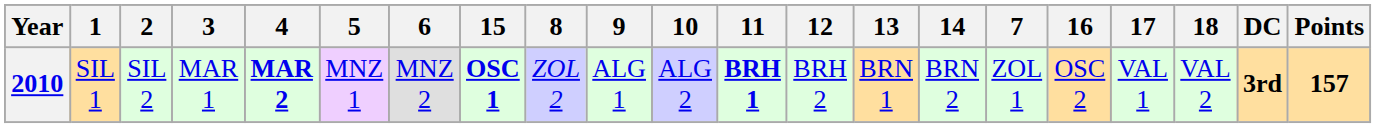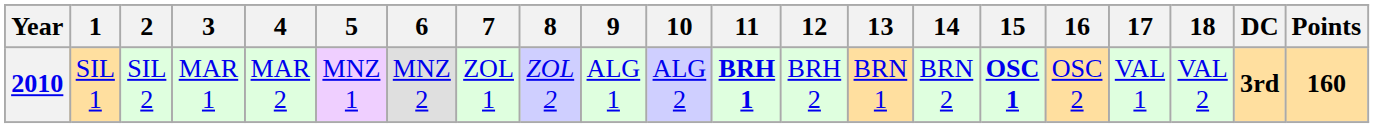columns swapped: (1017, 25) <-> (493, 25)
(282, 84) bold -> (280, 84) normal
(1329, 84) 157 -> (1326, 84) 160
